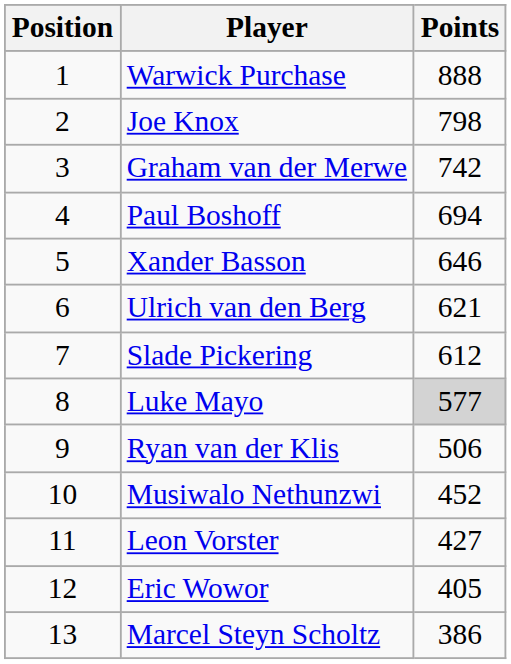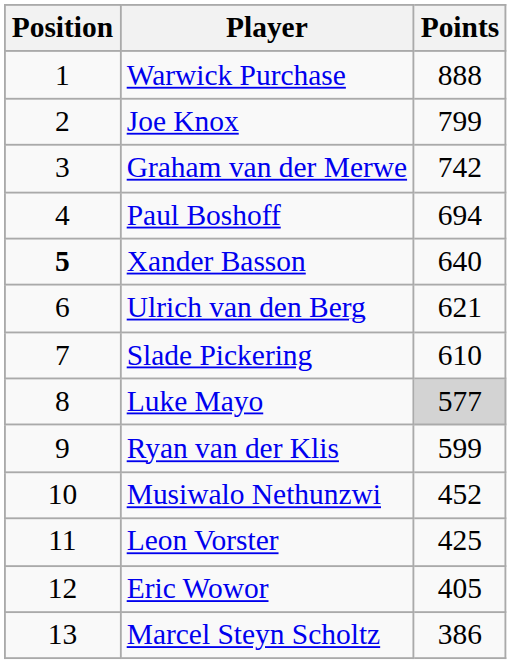(460, 121) 798 -> (460, 121) 799
(62, 261) normal -> (62, 261) bold
(460, 261) 646 -> (460, 261) 640
(460, 354) 612 -> (460, 354) 610
(460, 448) 506 -> (460, 448) 599
(460, 541) 427 -> (460, 541) 425
